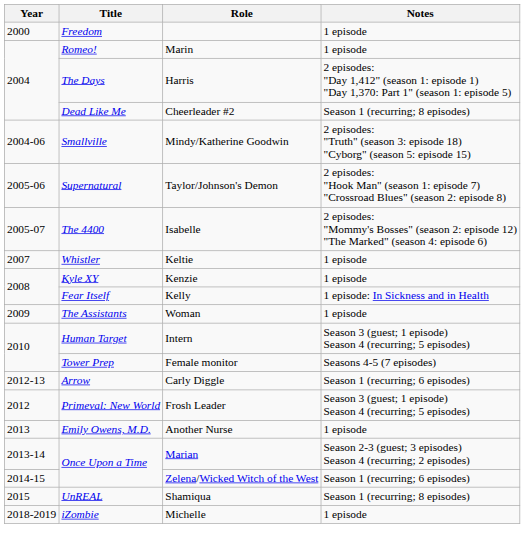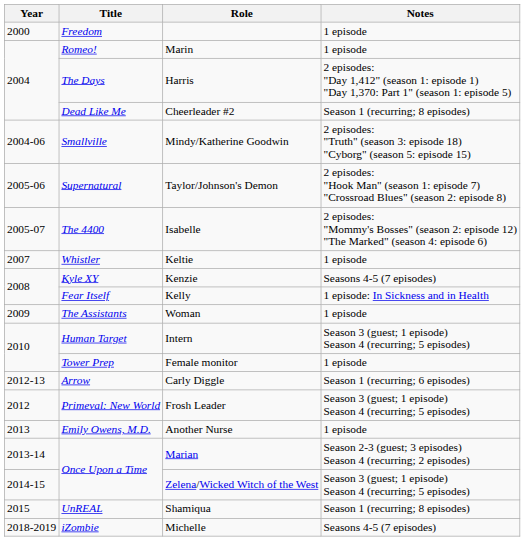(345, 277) 1 episode -> (380, 277) Seasons 4-5 (7 episodes)
(380, 362) Seasons 4-5 (7 episodes) -> (345, 362) 1 episode
(397, 478) Season 1 (recurring; 6 episodes) -> (397, 484) Season 3 (guest; 1 episode) Season 4 (recurring; 5 episodes)
(345, 514) 1 episode -> (380, 527) Seasons 4-5 (7 episodes)
